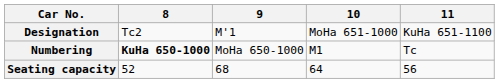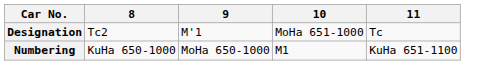(447, 32) KuHa 651-1100 -> (376, 32) Tc
(166, 51) bold -> (132, 51) normal
(410, 51) Tc -> (413, 51) KuHa 651-1100
- row: (62, 69)
